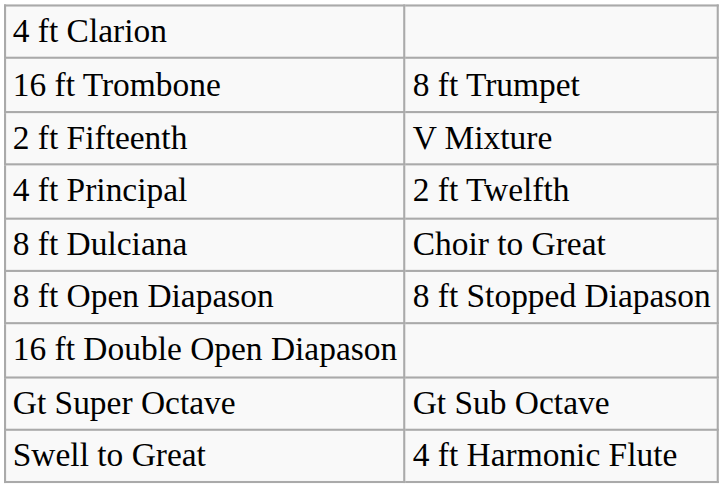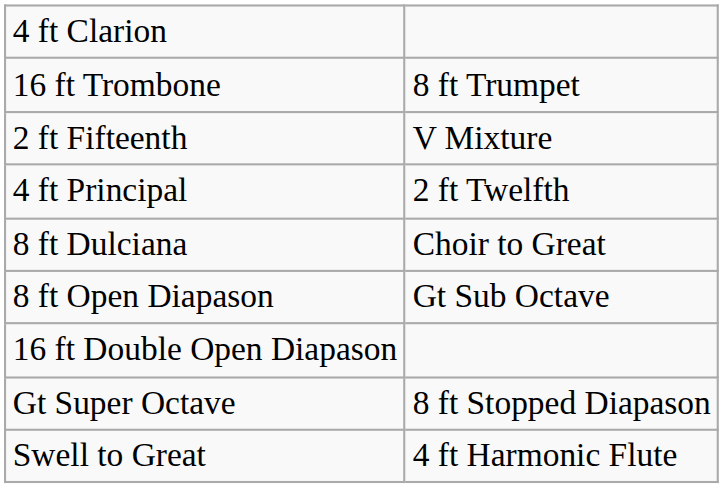(562, 296) 8 ft Stopped Diapason -> (511, 296) Gt Sub Octave
(511, 402) Gt Sub Octave -> (562, 402) 8 ft Stopped Diapason
